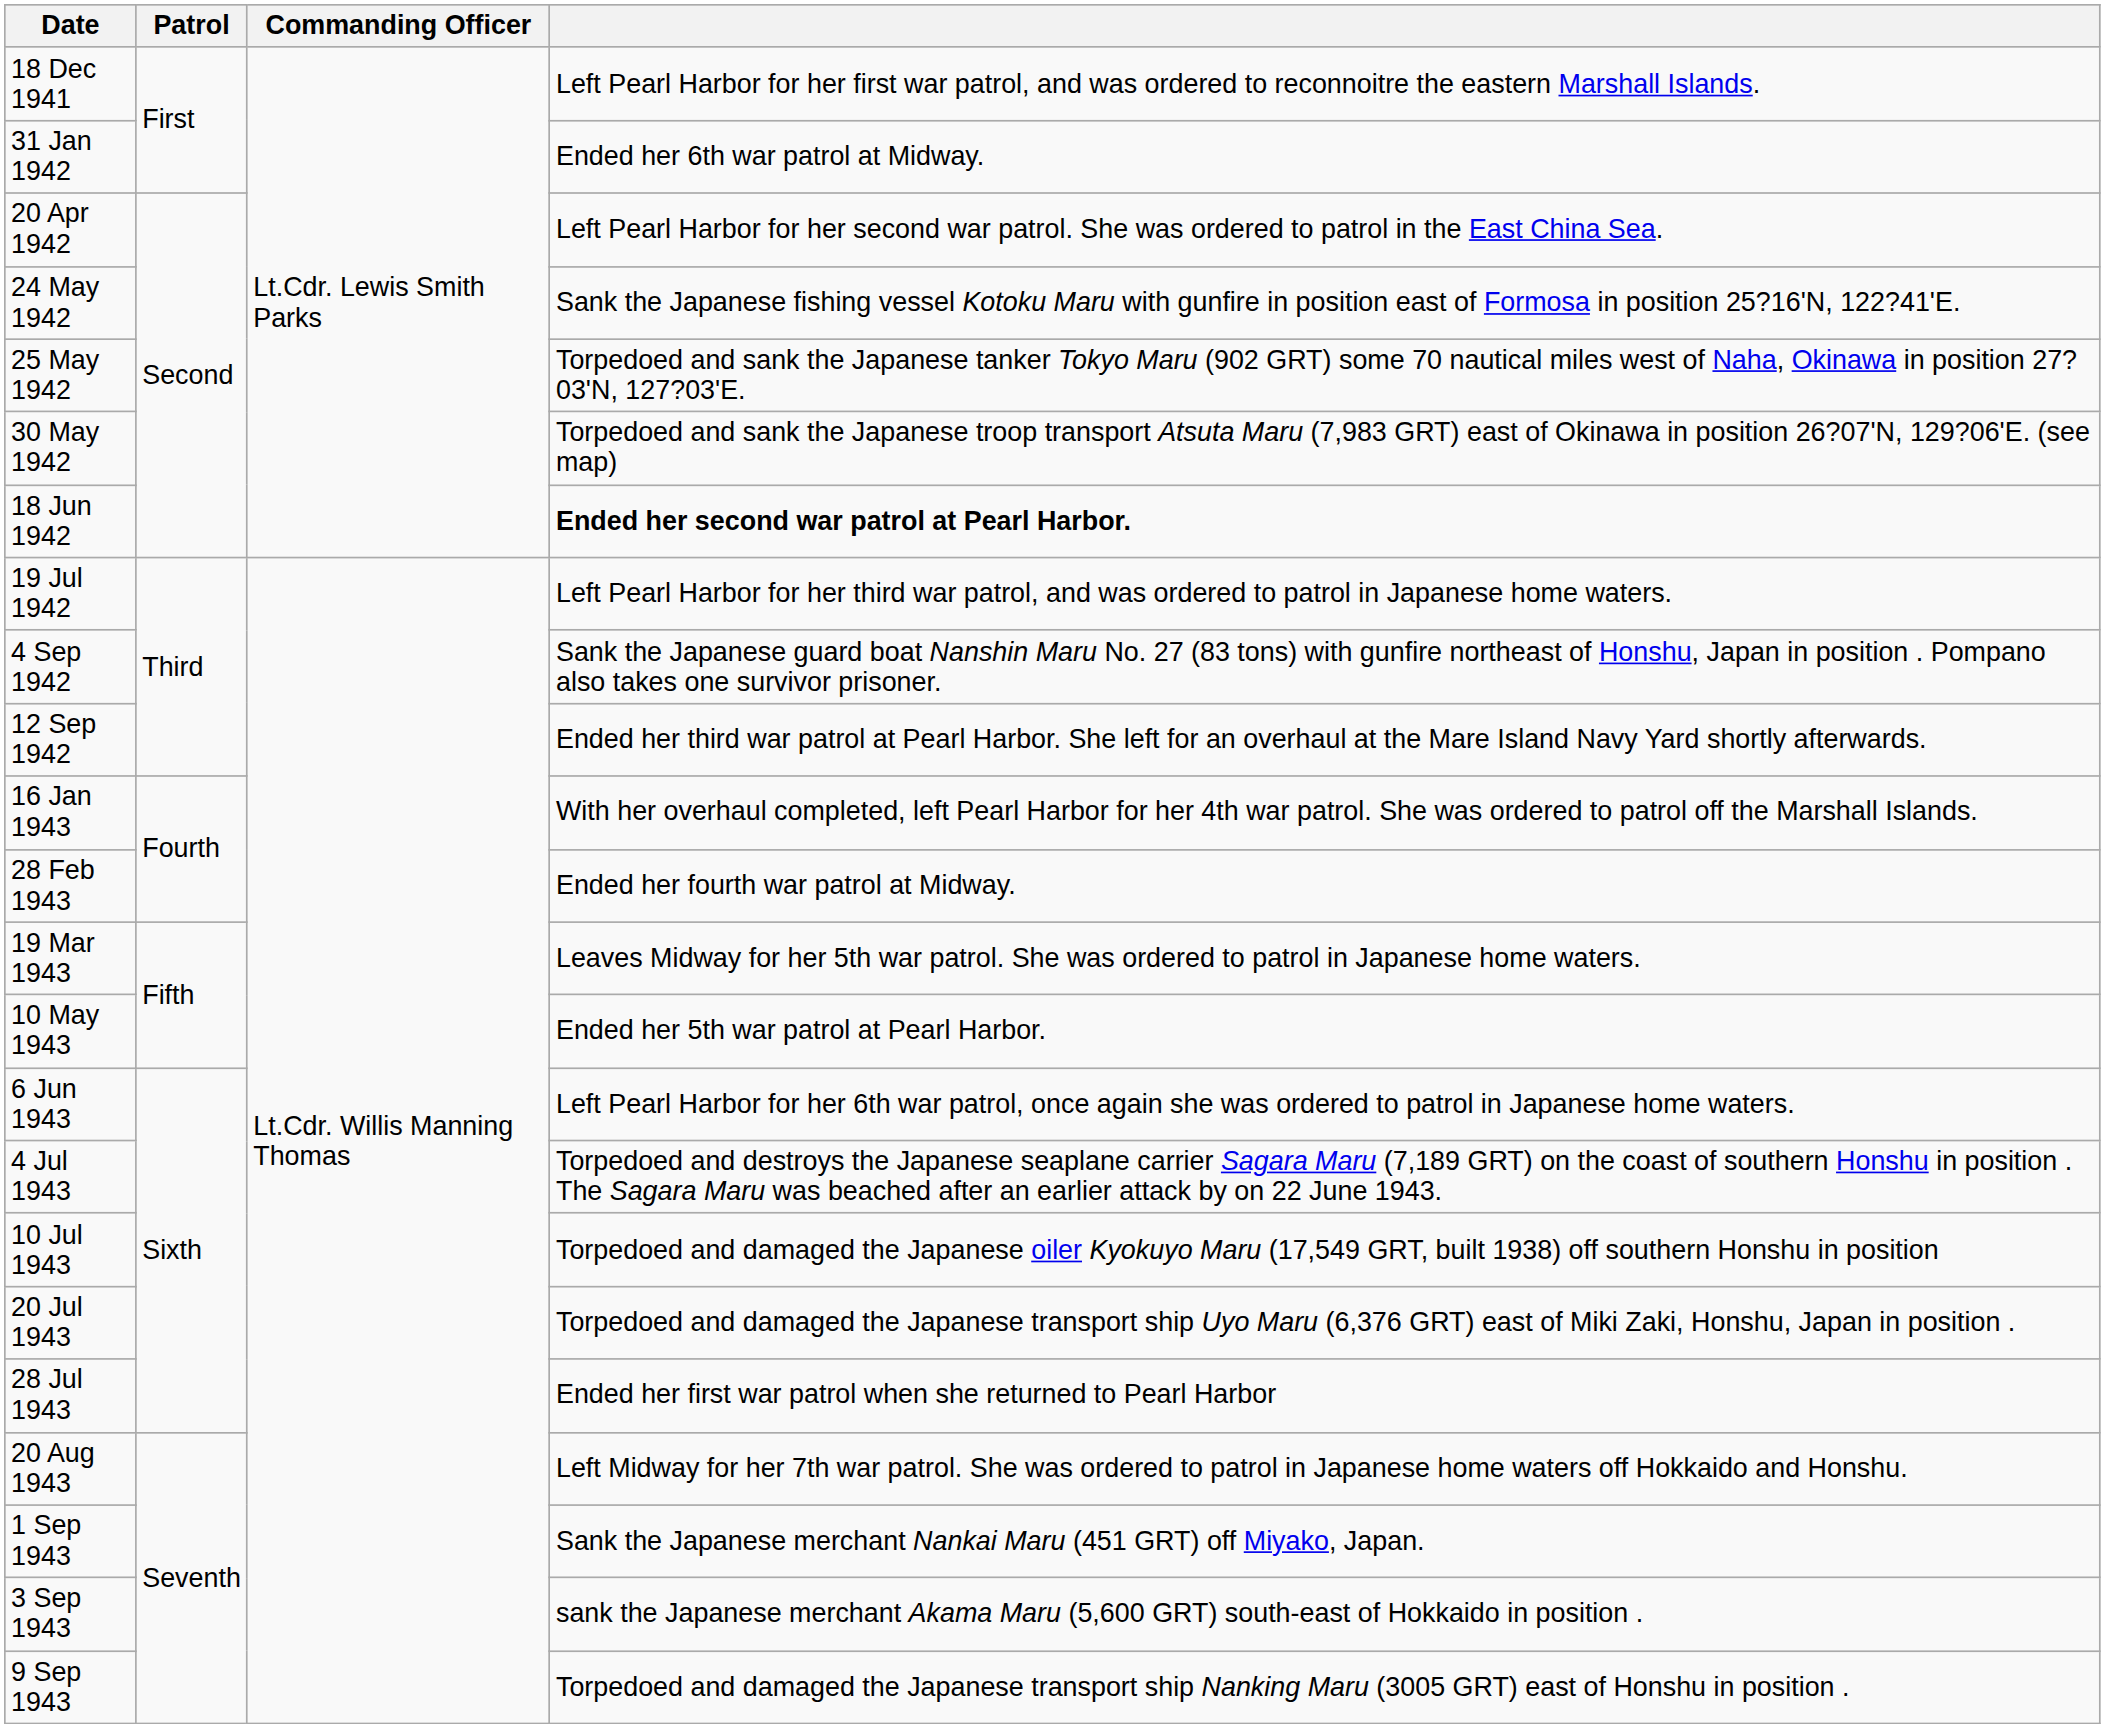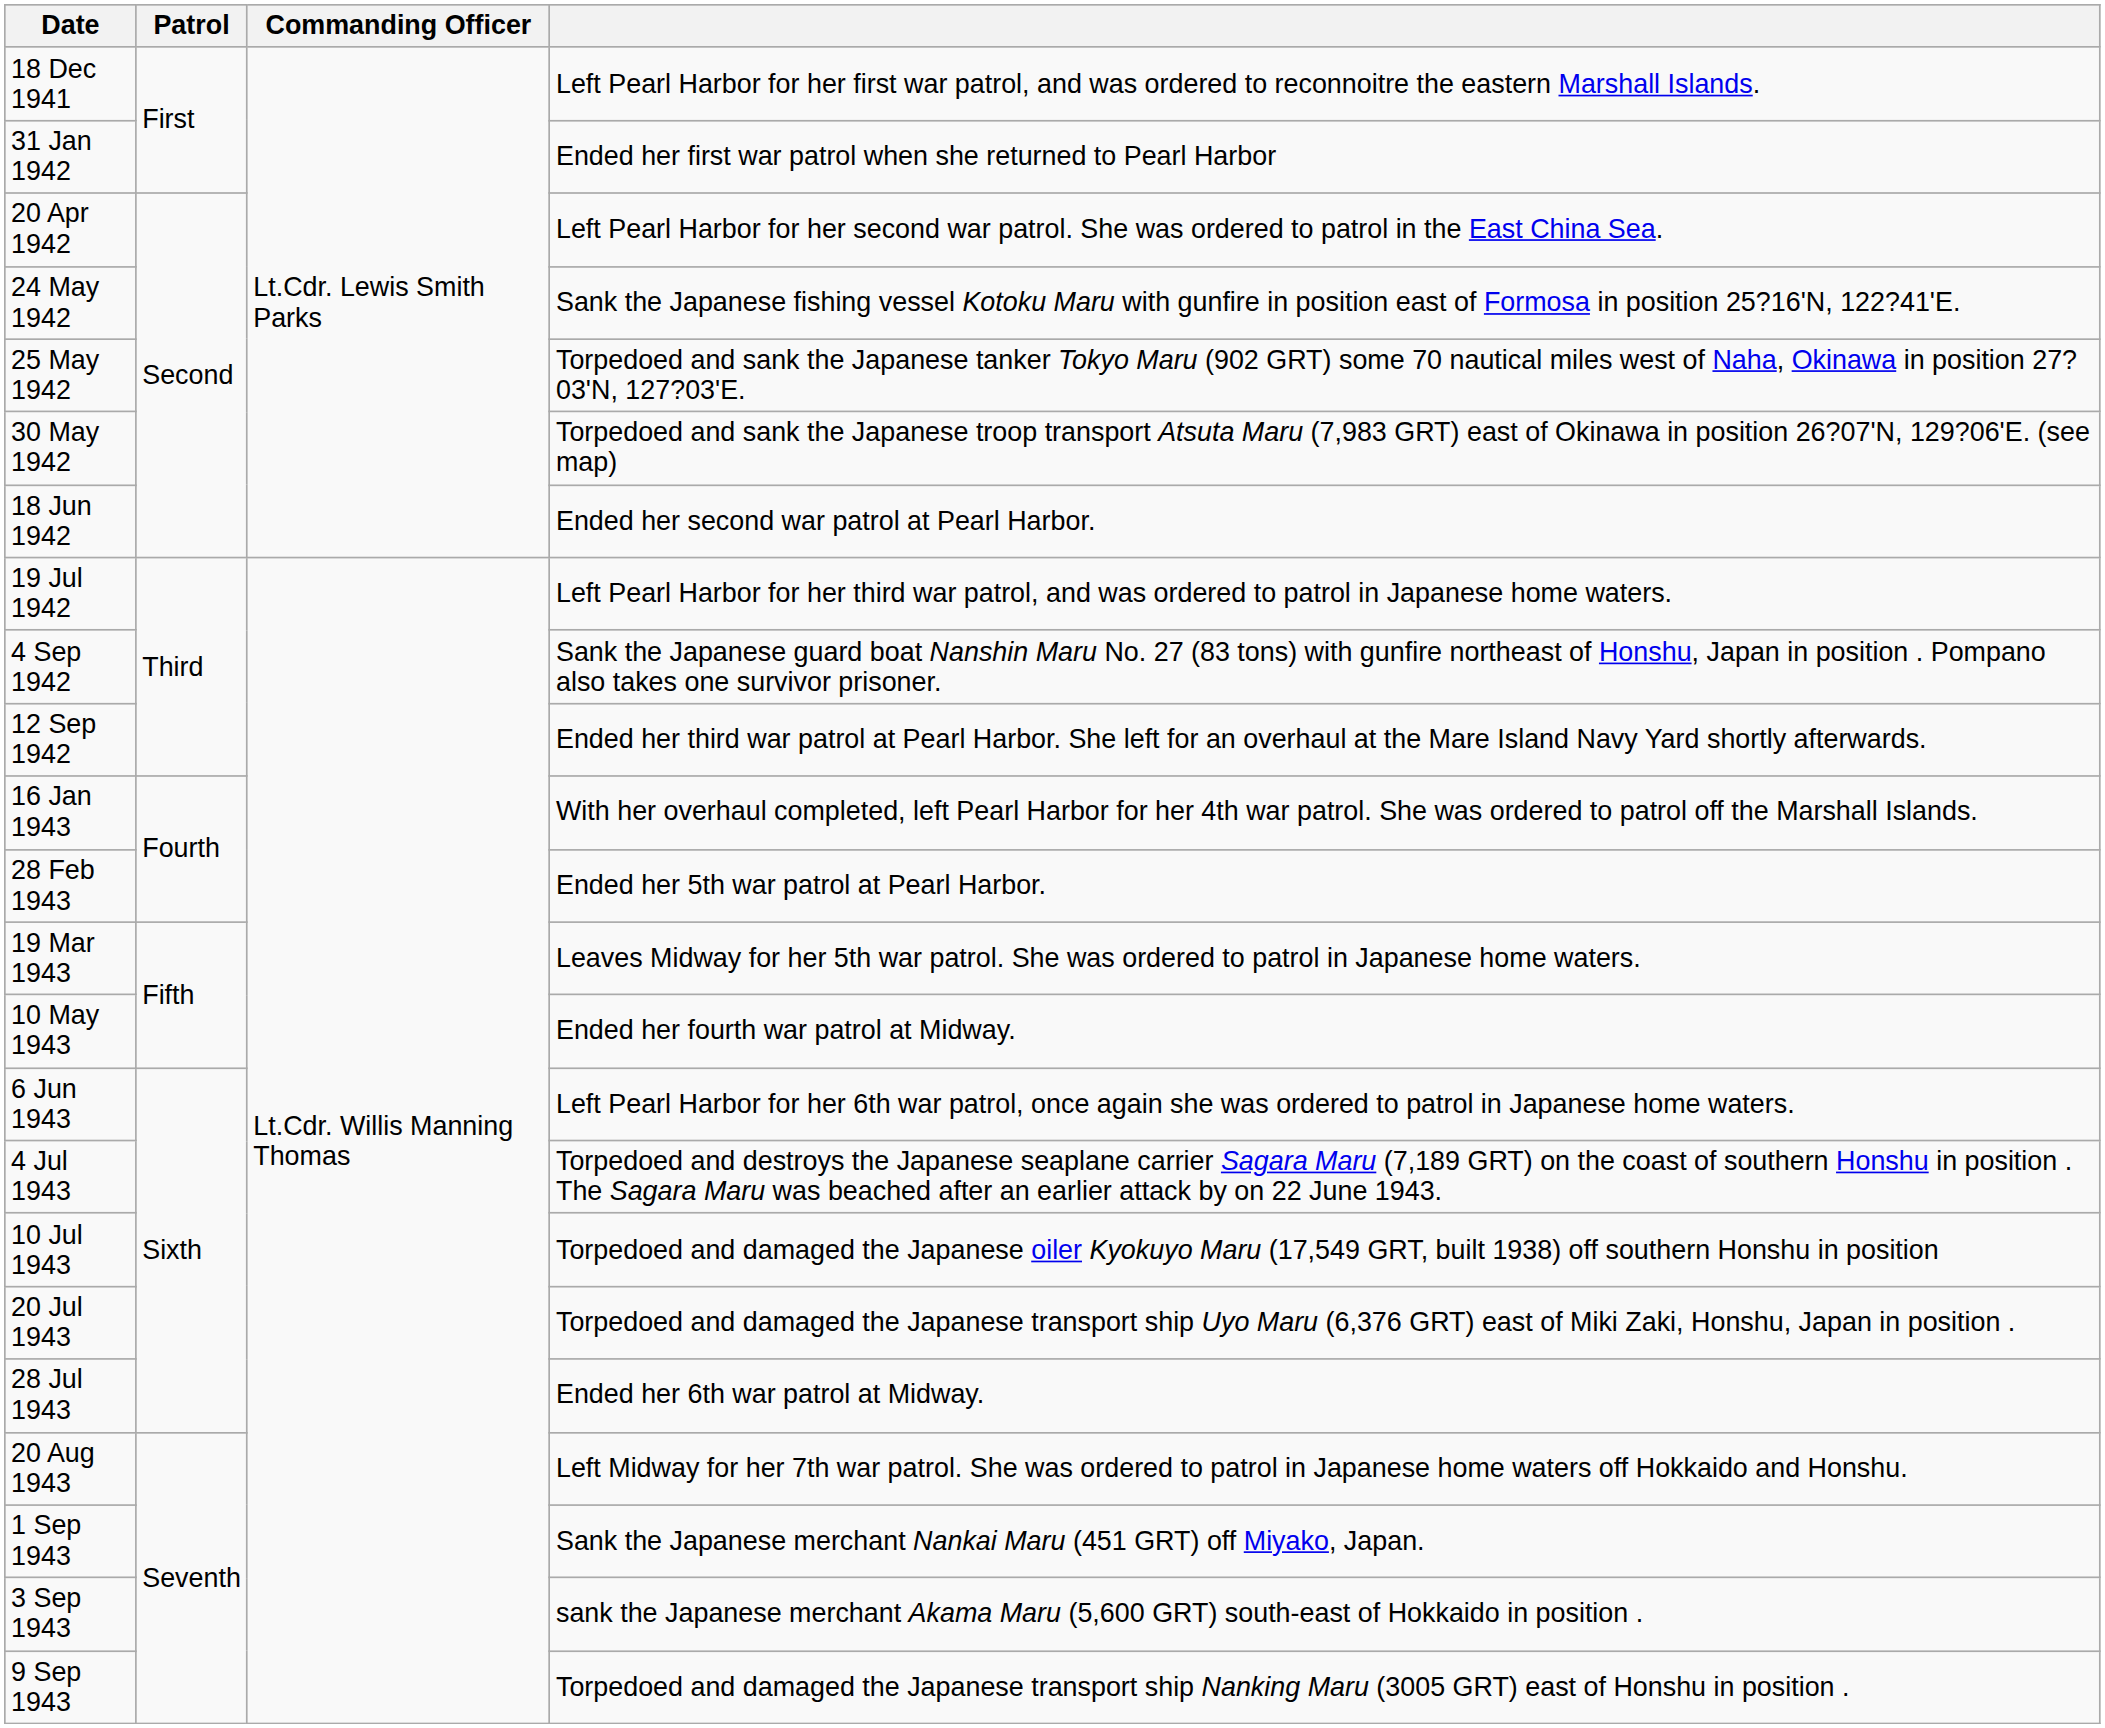(770, 156) Ended her 6th war patrol at Midway. -> (916, 156) Ended her first war patrol when she returned to Pearl Harbor
(844, 520) bold -> (826, 520) normal
(786, 885) Ended her fourth war patrol at Midway. -> (801, 885) Ended her 5th war patrol at Pearl Harbor.
(801, 1030) Ended her 5th war patrol at Pearl Harbor. -> (786, 1030) Ended her fourth war patrol at Midway.
(916, 1395) Ended her first war patrol when she returned to Pearl Harbor -> (770, 1395) Ended her 6th war patrol at Midway.
